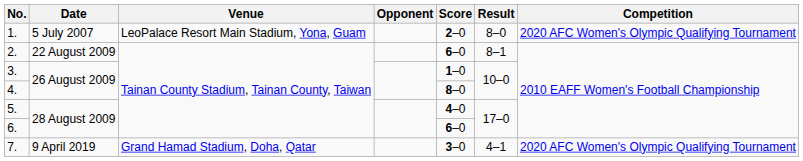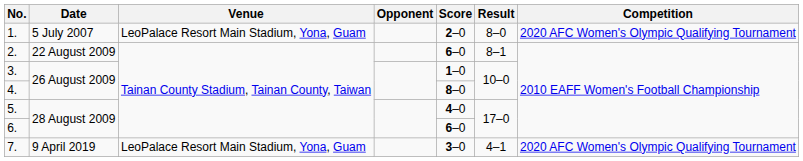(218, 147) Grand Hamad Stadium, Doha, Qatar -> (243, 147) LeoPalace Resort Main Stadium, Yona, Guam
